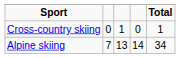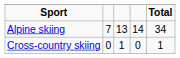rows swapped: (36, 46) <-> (54, 29)
